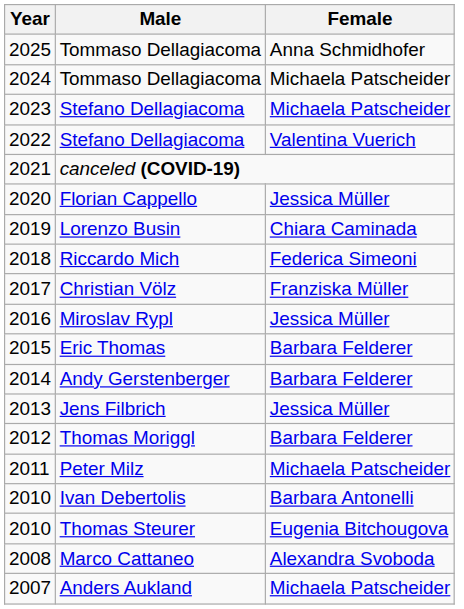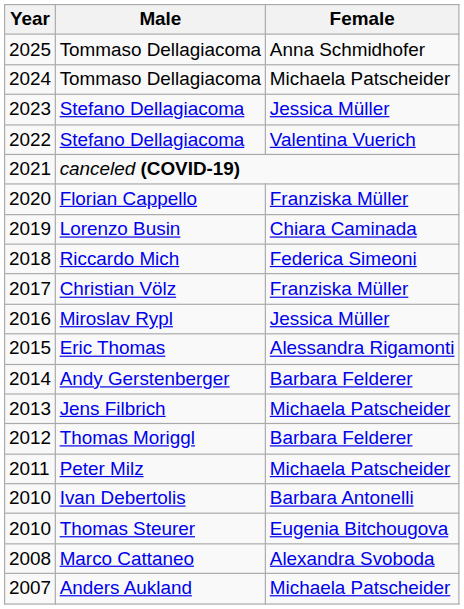(360, 109) Michaela Patscheider -> (330, 109) Jessica Müller
(330, 199) Jessica Müller -> (339, 199) Franziska Müller
(341, 348) Barbara Felderer -> (362, 348) Alessandra Rigamonti
(330, 408) Jessica Müller -> (360, 408) Michaela Patscheider
